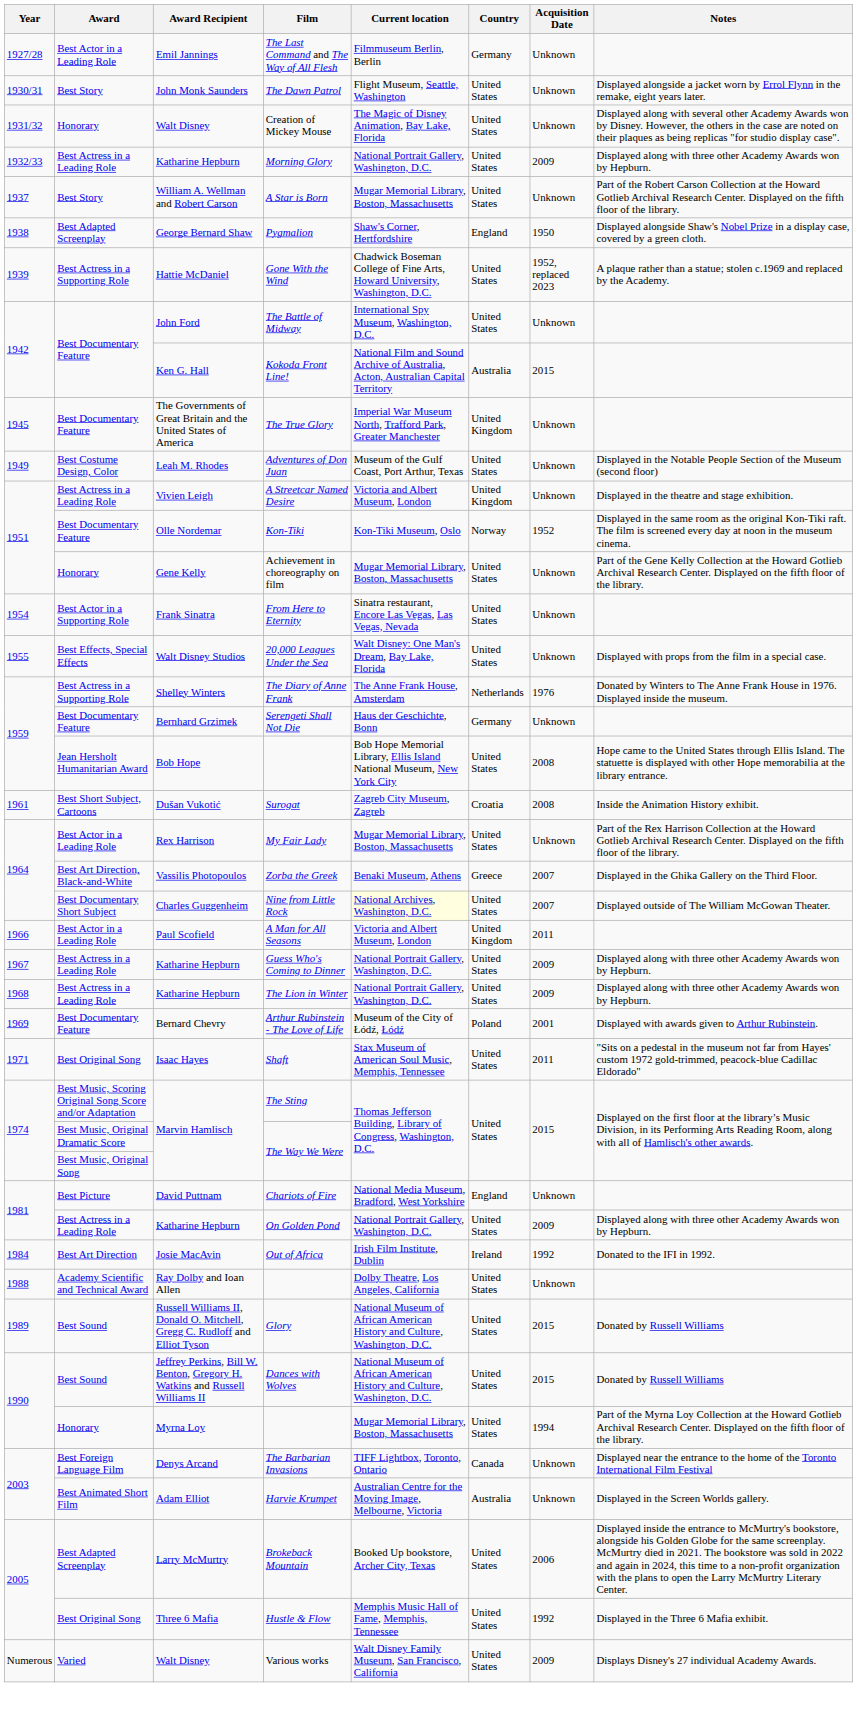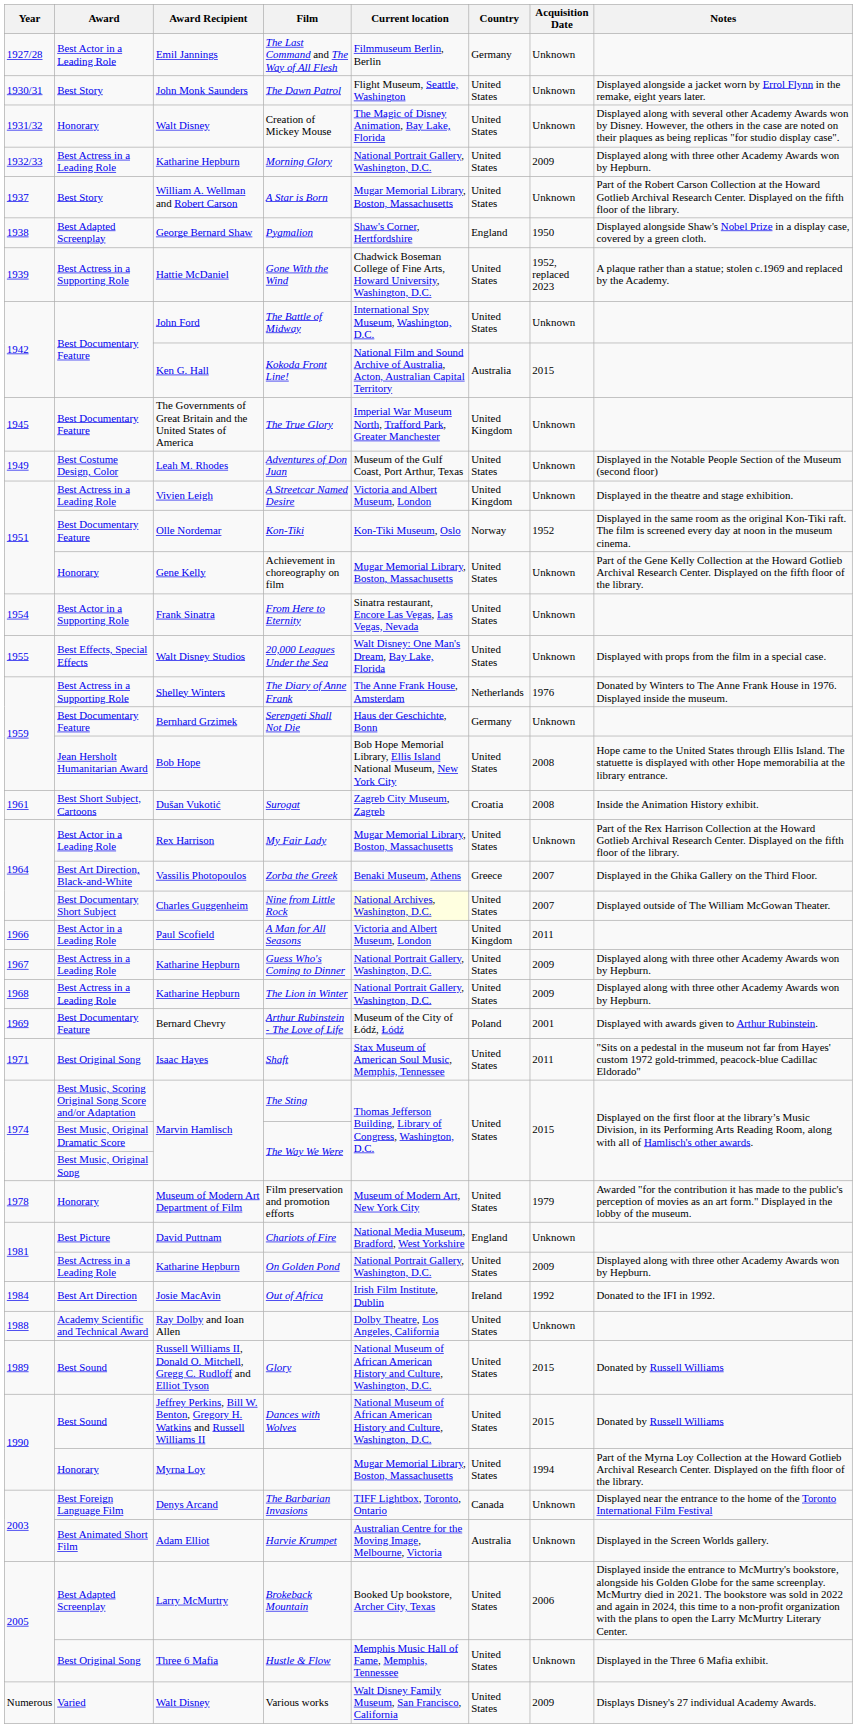+ row: (78, 1201)
(543, 1619) 1992 -> (554, 1660) Unknown
